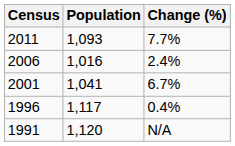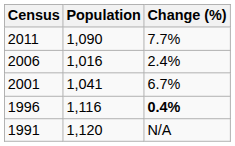(84, 38) 1,093 -> (84, 38) 1,090
(84, 107) 1,117 -> (84, 107) 1,116
(164, 107) normal -> (164, 107) bold
